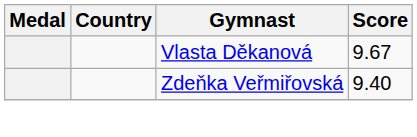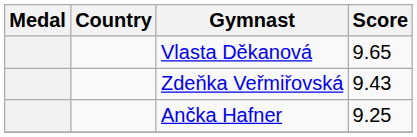(372, 52) 9.67 -> (372, 52) 9.65
(372, 83) 9.40 -> (372, 83) 9.43
+ row: (222, 115)
